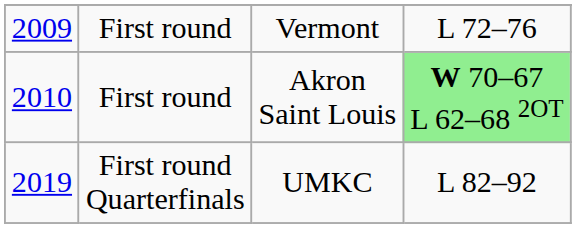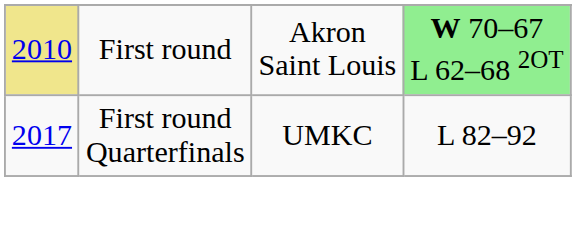- row: (327, 28)
(42, 97) no background -> (42, 49) khaki background
(42, 182) 2019 -> (42, 134) 2017
